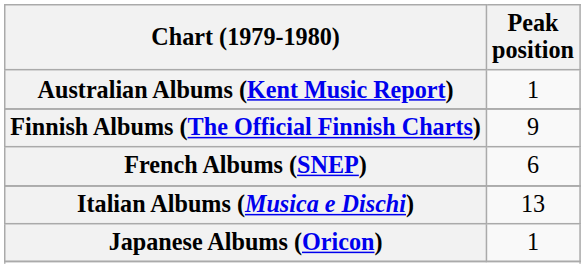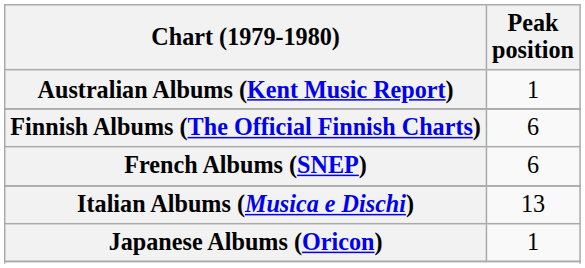(533, 127) 9 -> (533, 127) 6
